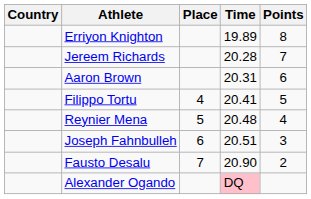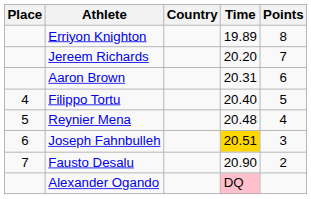columns swapped: (200, 15) <-> (33, 15)
(240, 57) 20.28 -> (240, 57) 20.20
(240, 99) 20.41 -> (240, 99) 20.40
(240, 141) no background -> (240, 141) gold background
